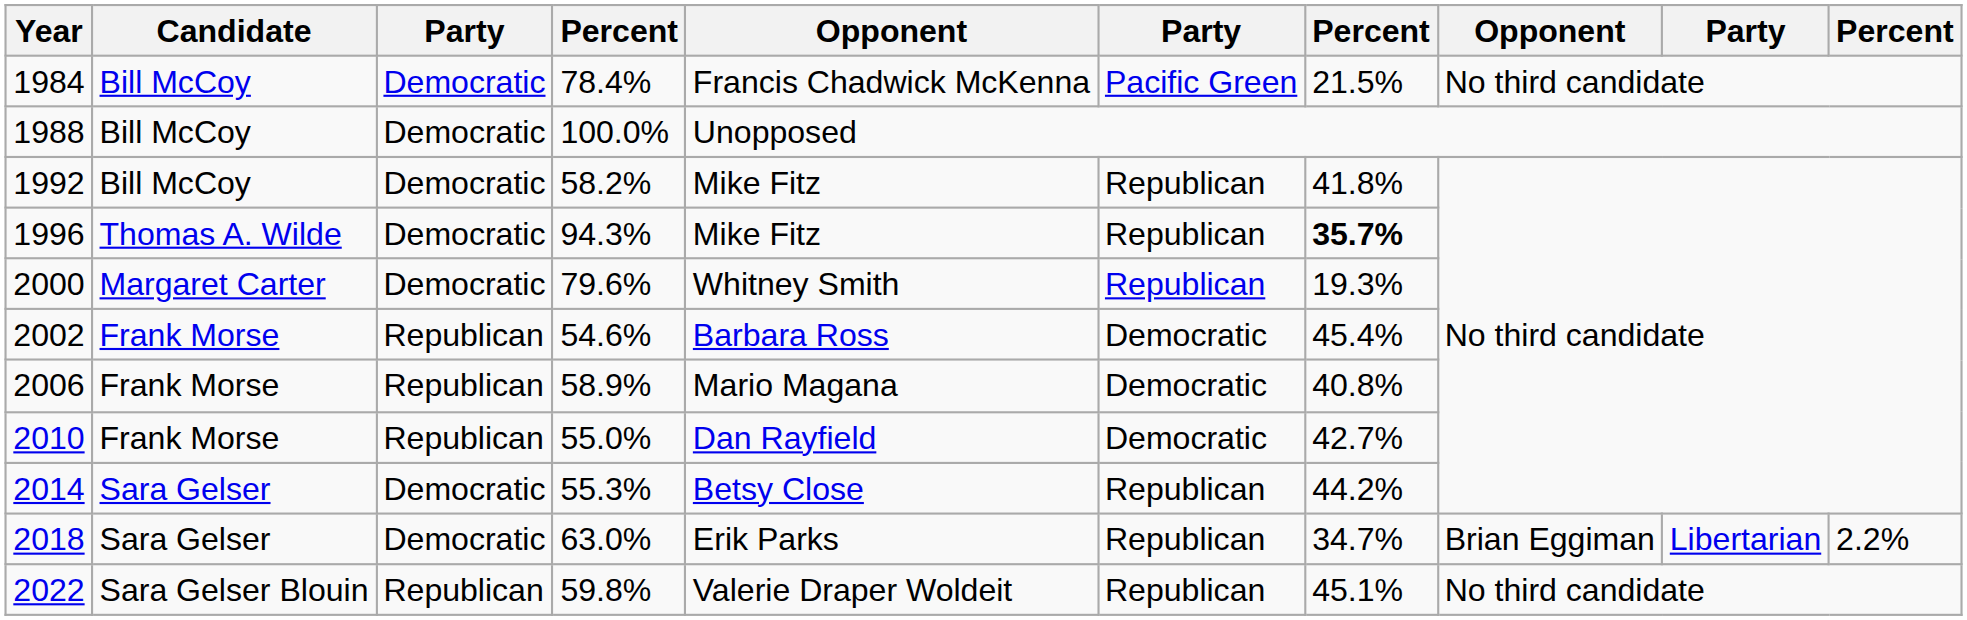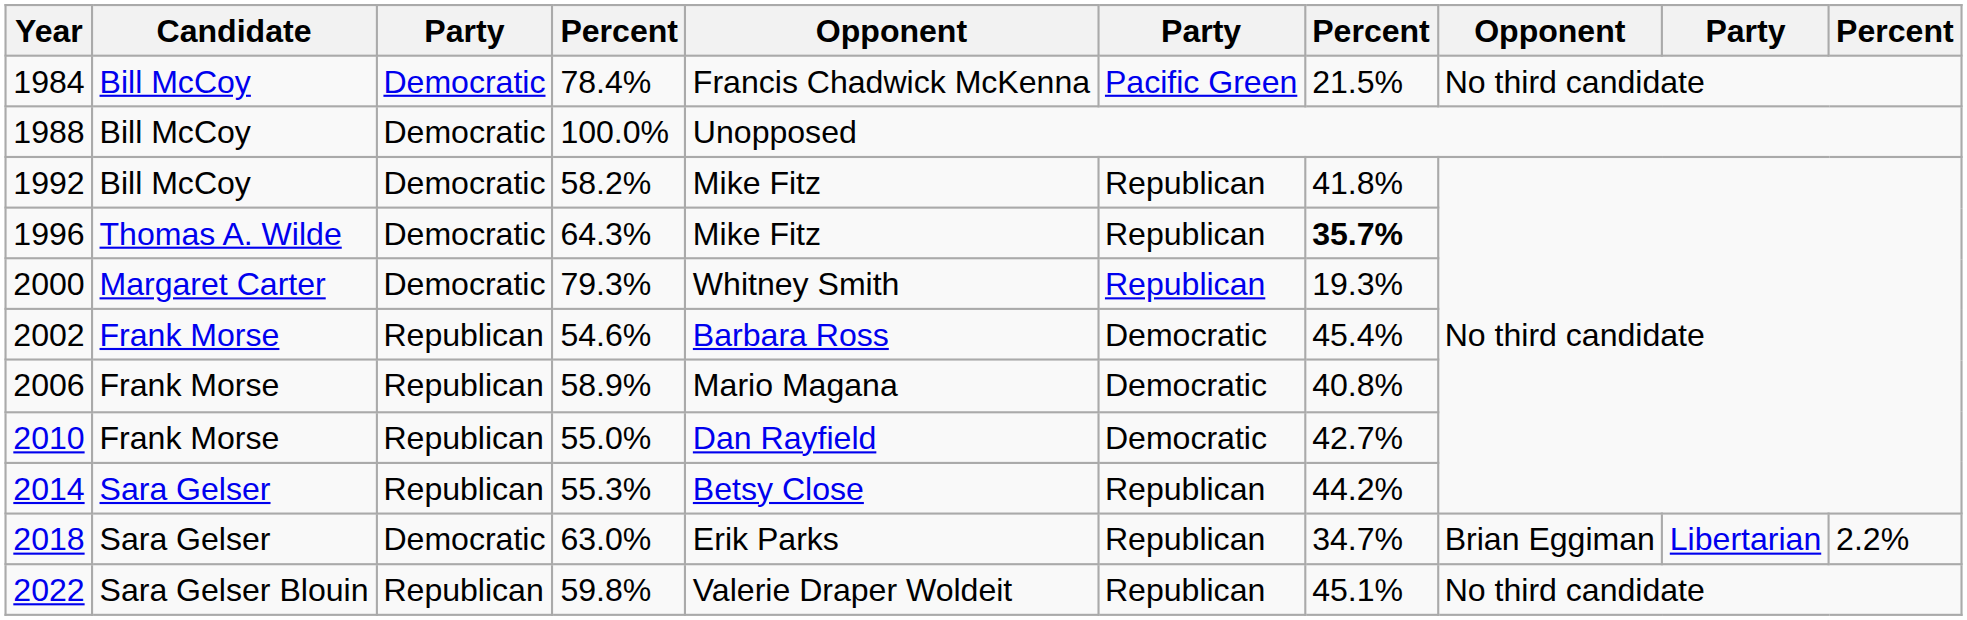(606, 234) 94.3% -> (606, 234) 64.3%
(606, 284) 79.6% -> (606, 284) 79.3%
(464, 487) Democratic -> (464, 487) Republican
